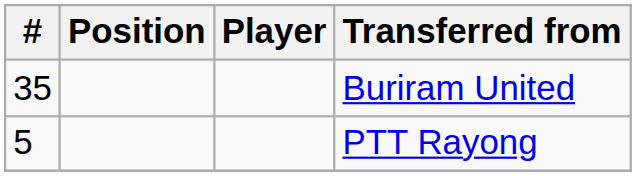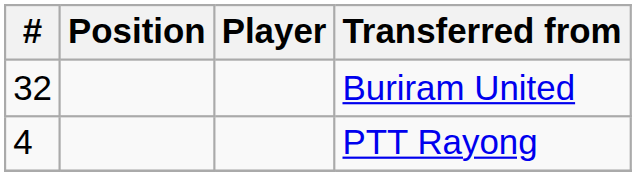(33, 87) 35 -> (33, 87) 32
(23, 142) 5 -> (23, 142) 4
